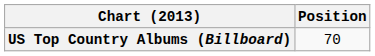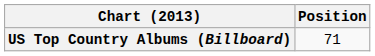(332, 40) 70 -> (332, 40) 71
